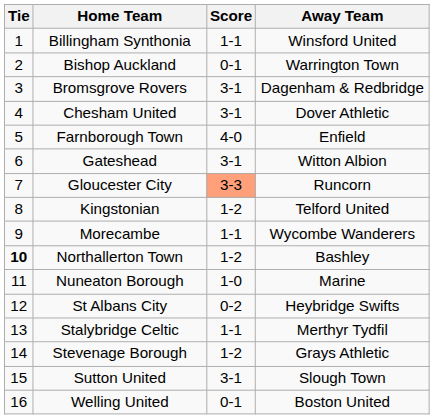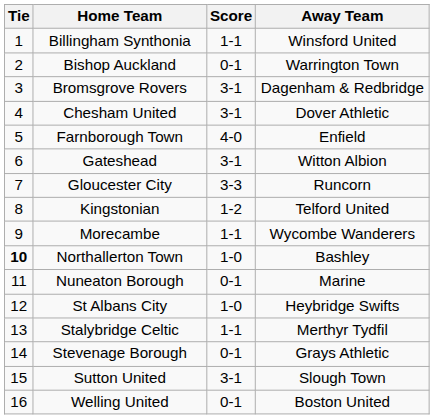(231, 185) lightsalmon background -> (231, 185) no background
(231, 257) 1-2 -> (231, 257) 1-0
(231, 281) 1-0 -> (231, 281) 0-1
(231, 305) 0-2 -> (231, 305) 1-0
(231, 354) 1-2 -> (231, 354) 0-1
